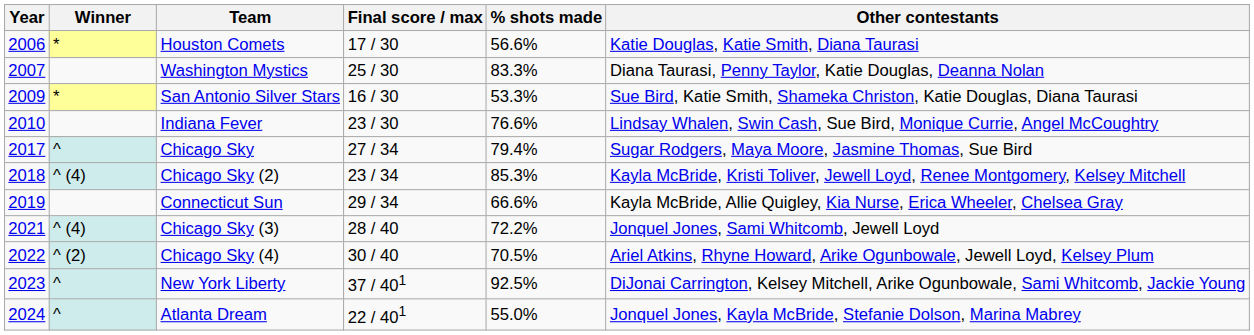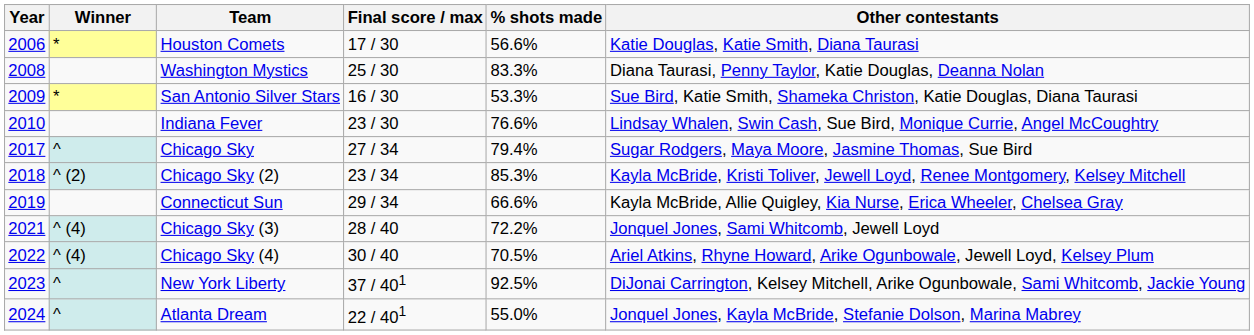(27, 70) 2007 -> (27, 70) 2008
(69, 176) ^ (4) -> (69, 176) ^ (2)
(69, 255) ^ (2) -> (69, 255) ^ (4)
